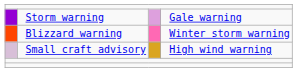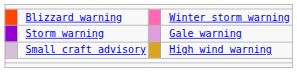rows swapped: (71, 34) <-> (62, 17)
